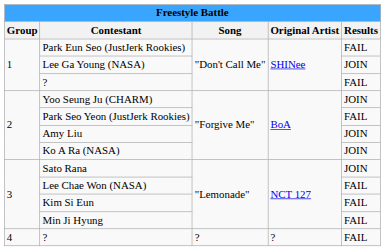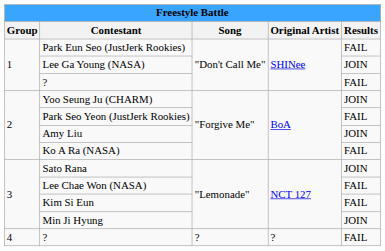(356, 151) JOIN -> (356, 151) FAIL
(356, 220) FAIL -> (356, 220) JOIN
